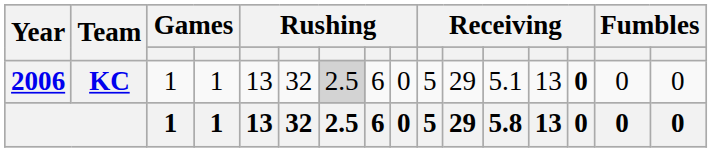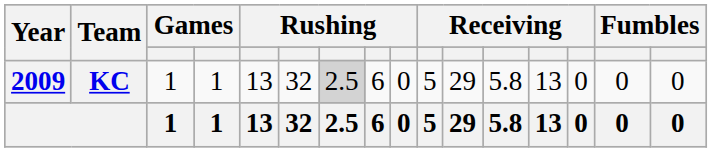(38, 81) 2006 -> (38, 81) 2009
(505, 81) 5.1 -> (505, 81) 5.8
(581, 81) bold -> (581, 81) normal
